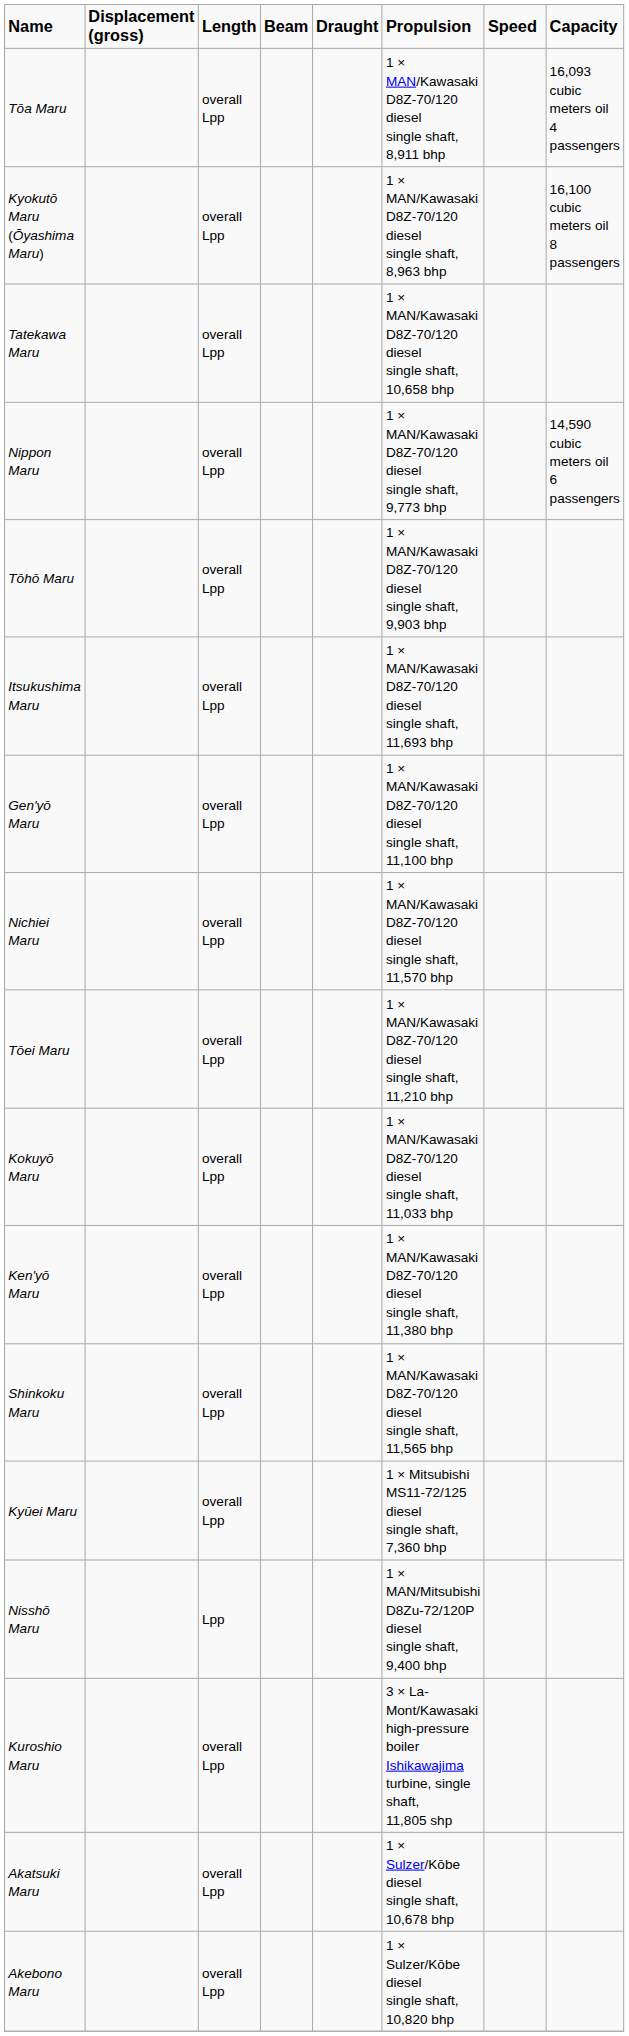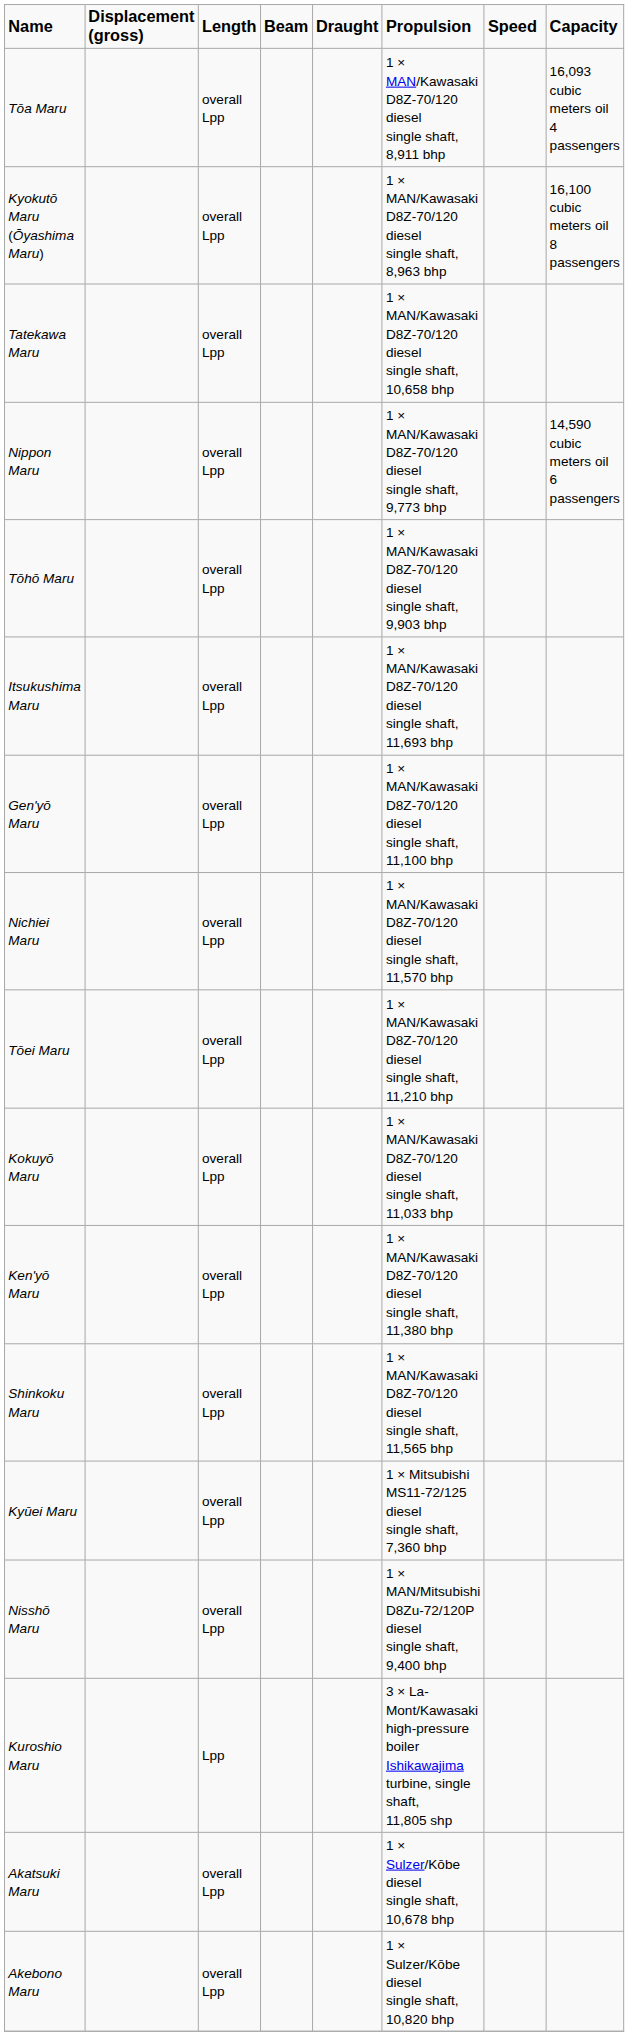(213, 1620) Lpp -> (222, 1620) overall Lpp
(222, 1756) overall Lpp -> (213, 1756) Lpp
